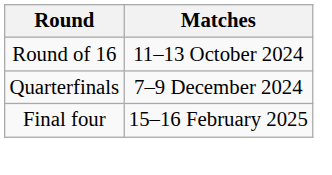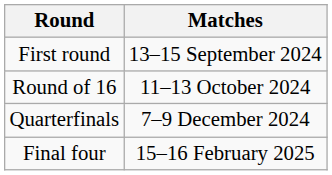+ row: (64, 53)
